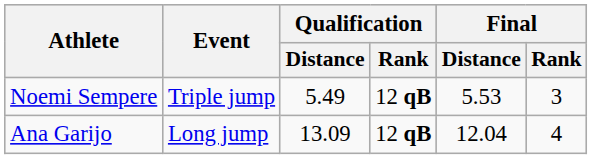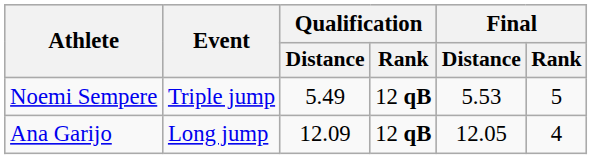(556, 96) 3 -> (556, 96) 5
(325, 134) 13.09 -> (325, 134) 12.09
(481, 134) 12.04 -> (481, 134) 12.05
